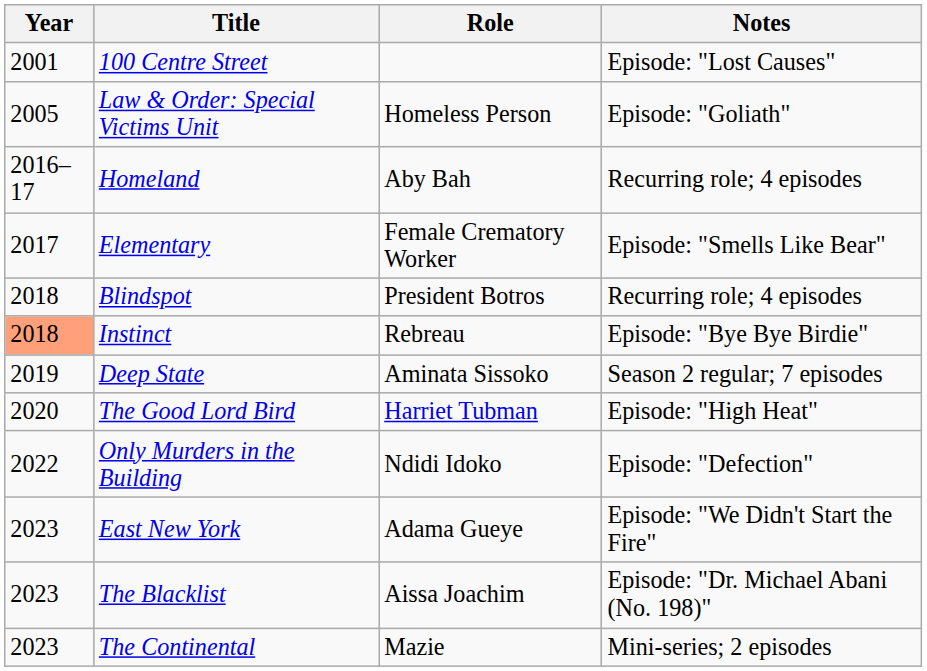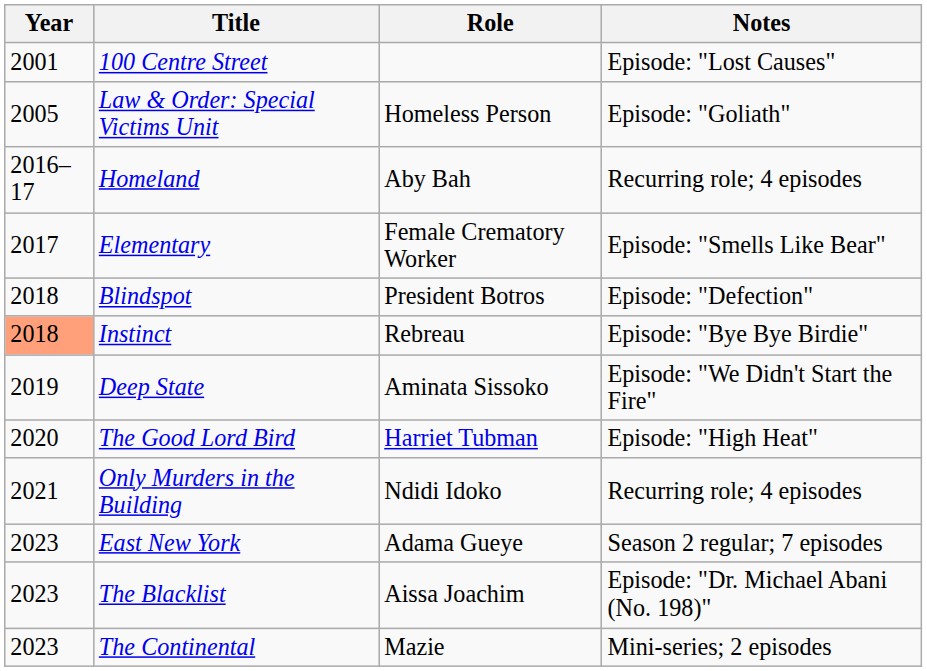(735, 296) Recurring role; 4 episodes -> (710, 296) Episode: "Defection"
(745, 373) Season 2 regular; 7 episodes -> (750, 387) Episode: "We Didn't Start the Fire"
(34, 463) 2022 -> (34, 490) 2021
(710, 463) Episode: "Defection" -> (735, 490) Recurring role; 4 episodes
(750, 529) Episode: "We Didn't Start the Fire" -> (745, 542) Season 2 regular; 7 episodes
